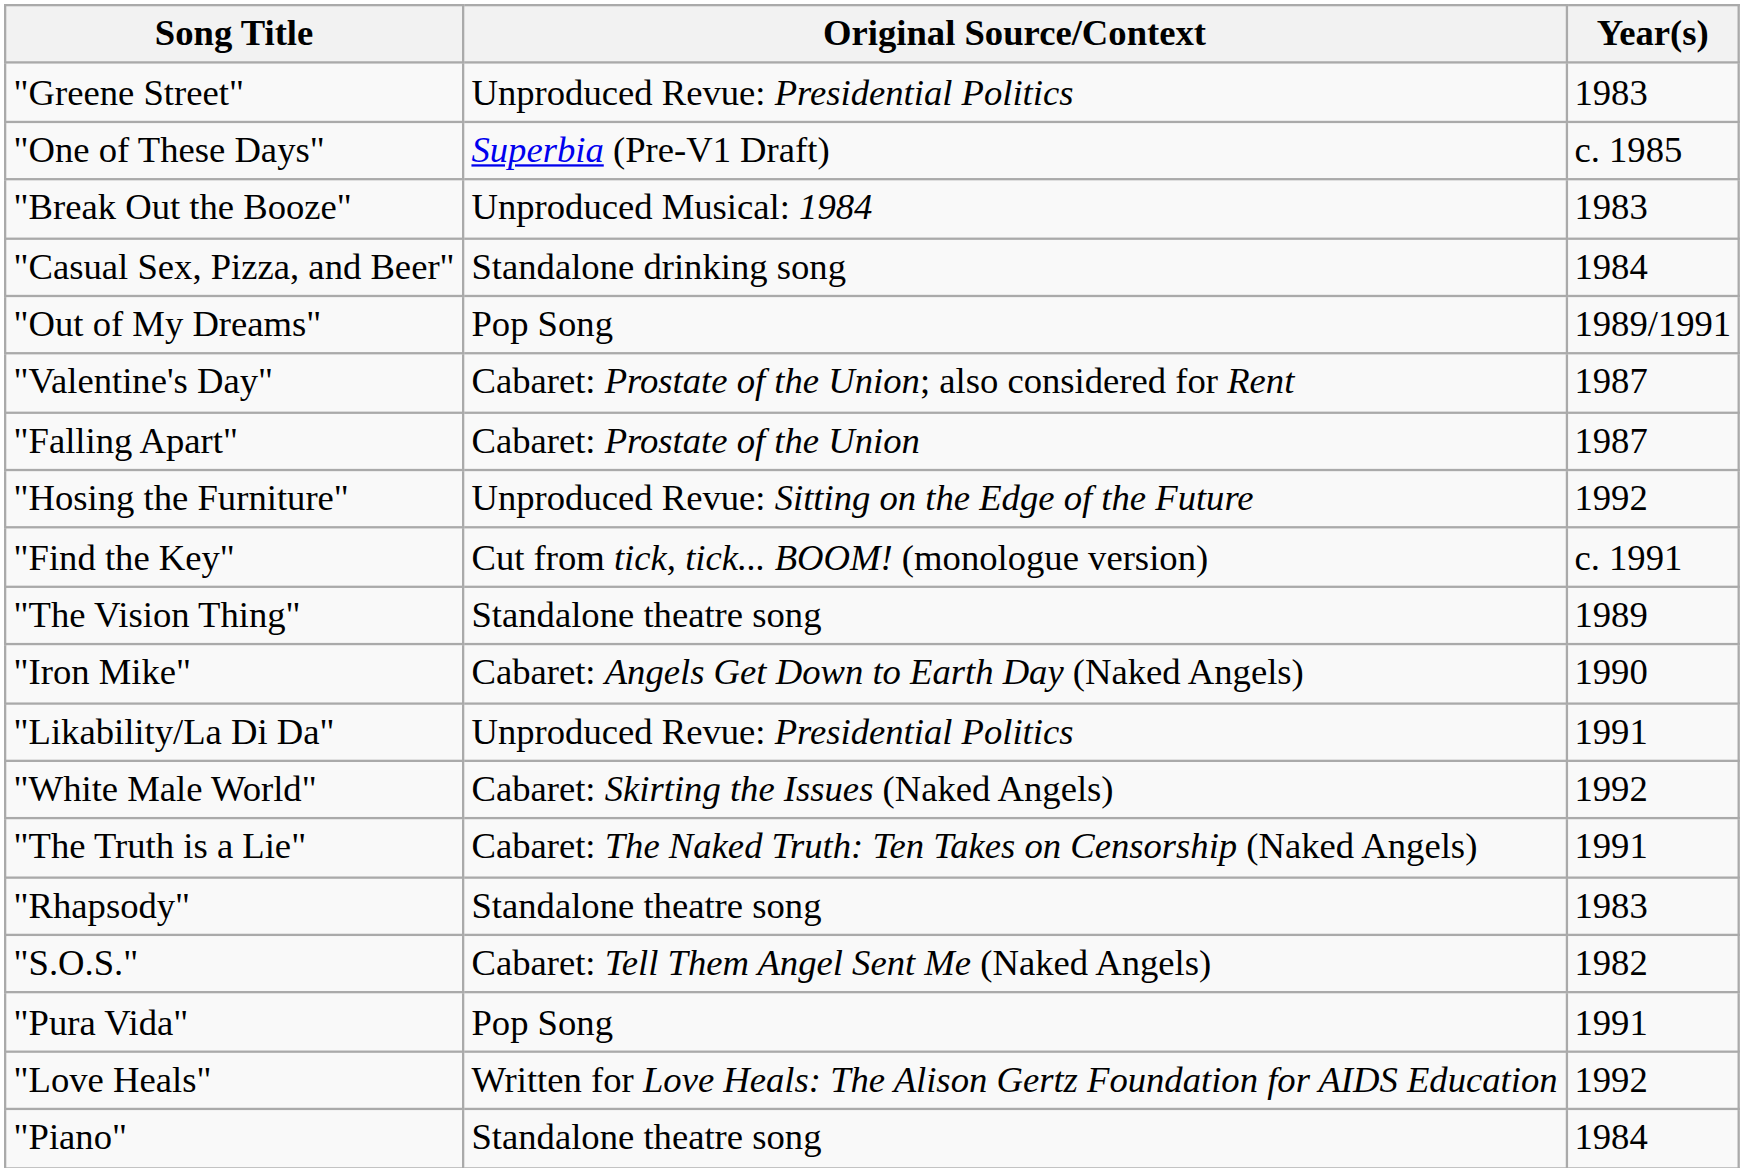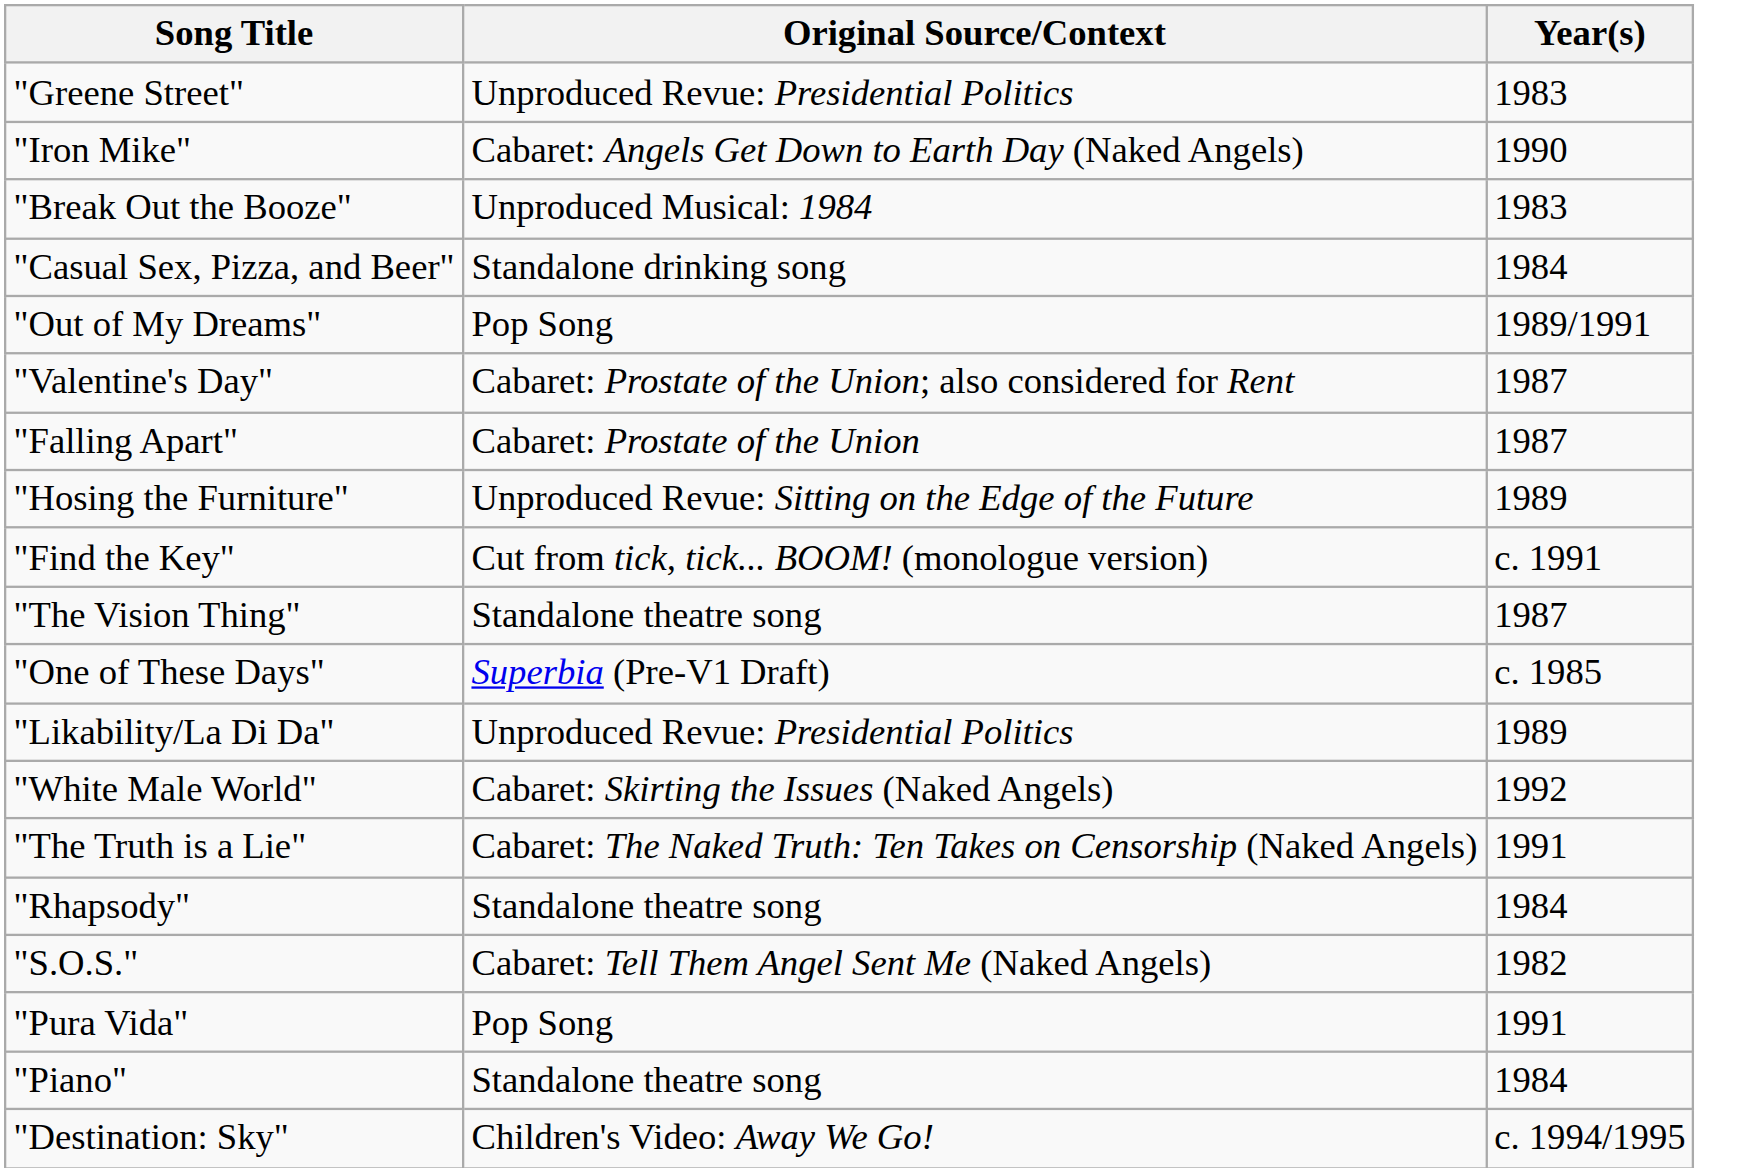rows swapped: (169, 149) <-> (102, 672)
(1611, 498) 1992 -> (1531, 498) 1989
(1611, 614) 1989 -> (1531, 614) 1987
(1611, 730) 1991 -> (1531, 730) 1989
(1611, 905) 1983 -> (1531, 905) 1984
- row: (112, 1079)
+ row: (151, 1137)
